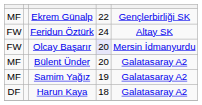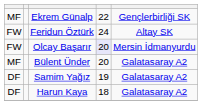(14, 77) MF -> (14, 77) DF
